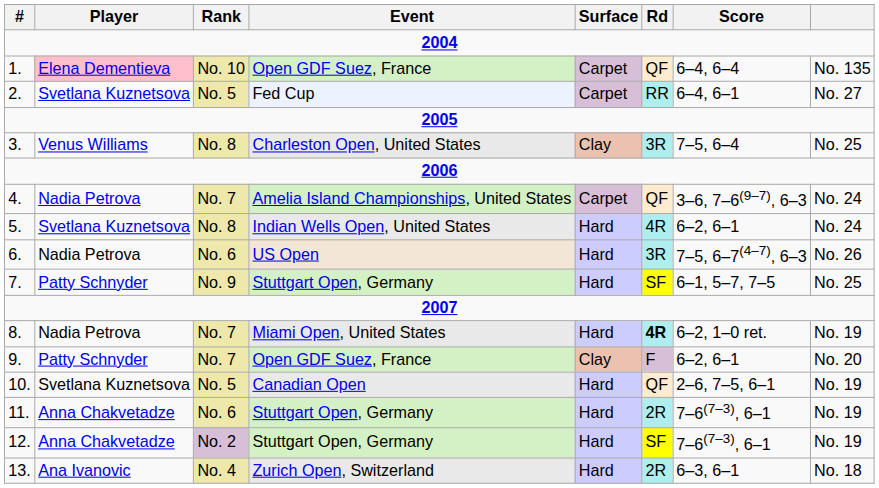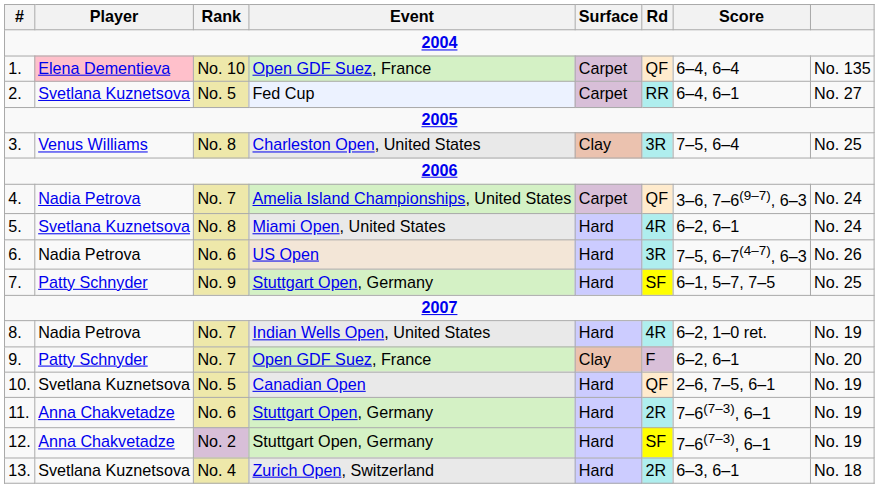(371, 226) Indian Wells Open, United States -> (349, 226) Miami Open, United States
(349, 333) Miami Open, United States -> (371, 333) Indian Wells Open, United States
(656, 333) bold -> (656, 333) normal
(84, 470) Ana Ivanovic -> (114, 470) Svetlana Kuznetsova
